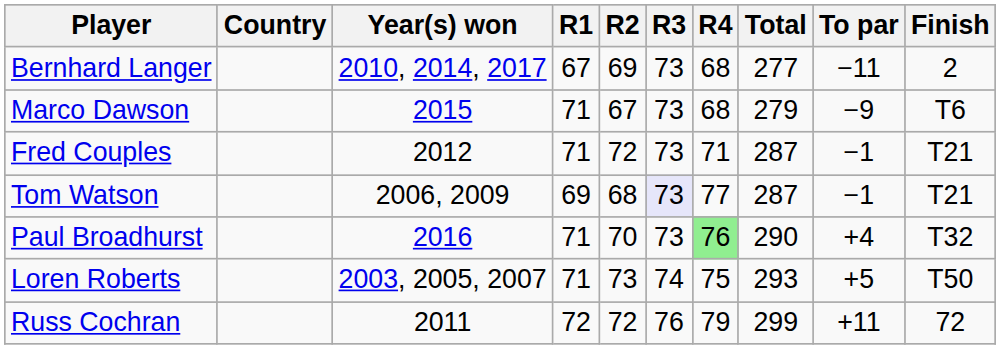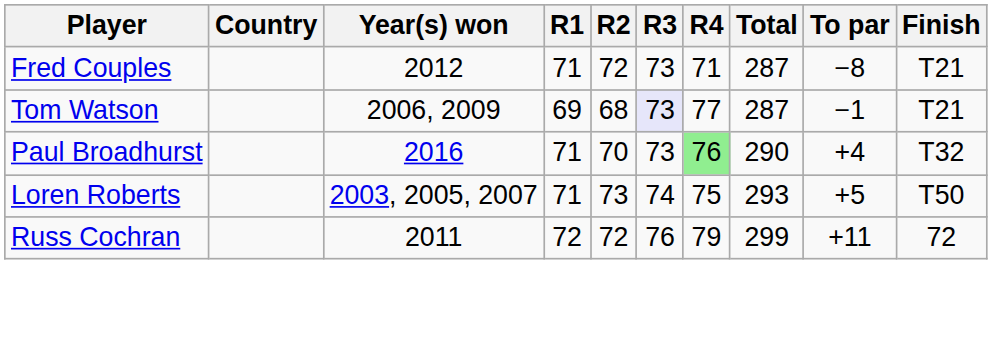- row: (111, 68)
- row: (100, 110)
(859, 152) −1 -> (850, 68) −8
